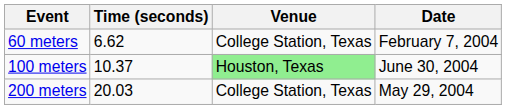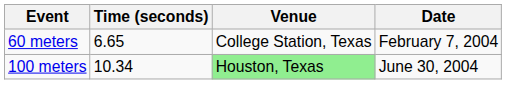(109, 41) 6.62 -> (109, 41) 6.65
(113, 66) 10.37 -> (113, 66) 10.34
- row: (47, 91)
